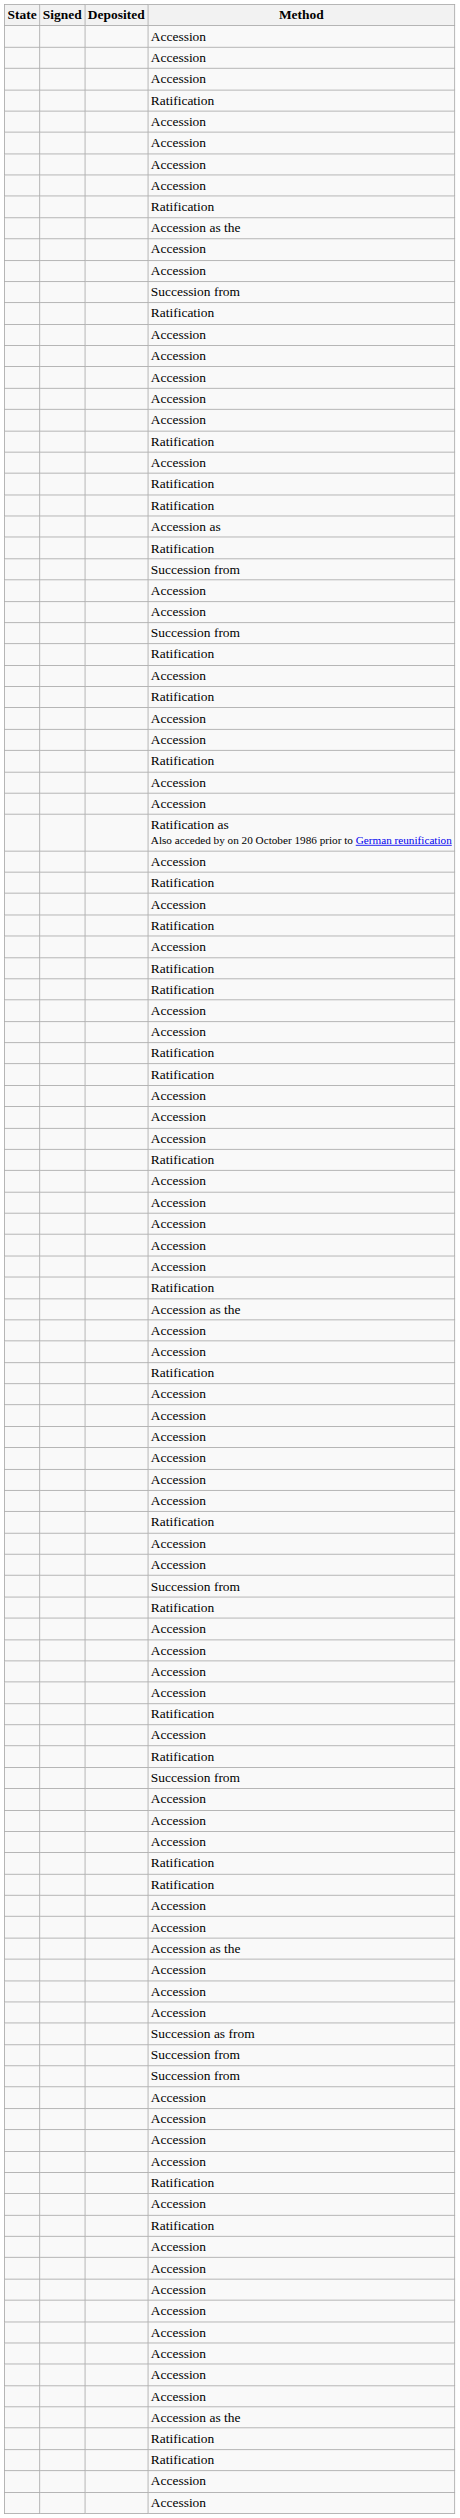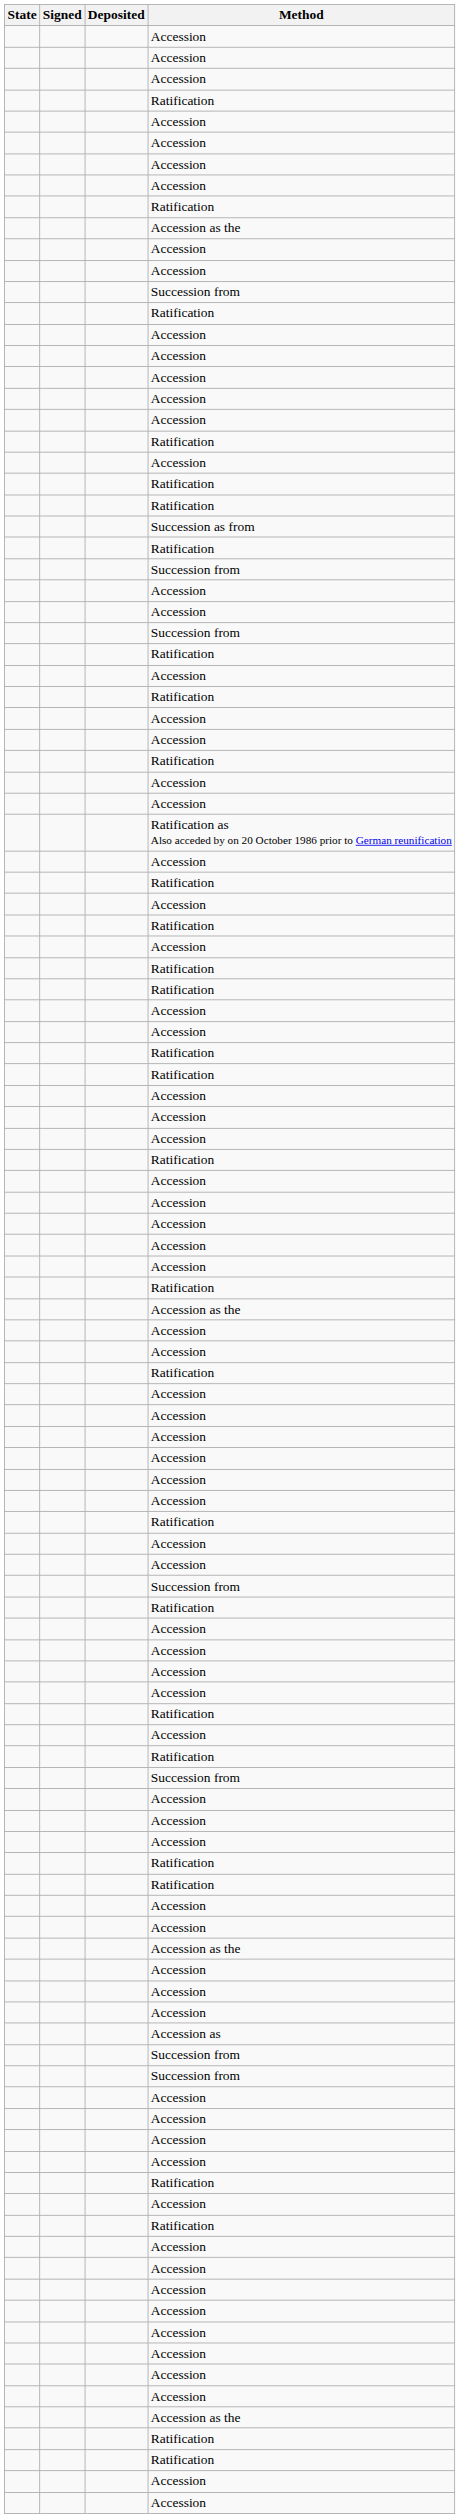rows swapped: (22, 527) <-> (22, 2034)
